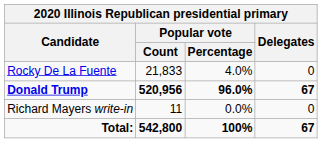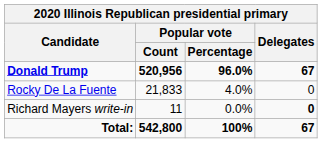rows swapped: (47, 90) <-> (62, 71)
(311, 109) normal -> (311, 109) bold
